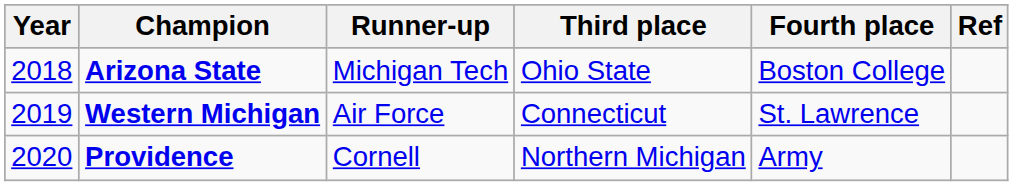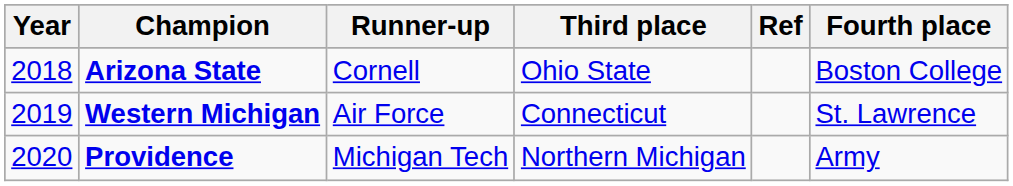columns swapped: (852, 26) <-> (980, 26)
(420, 69) Michigan Tech -> (376, 69) Cornell
(376, 157) Cornell -> (420, 157) Michigan Tech
